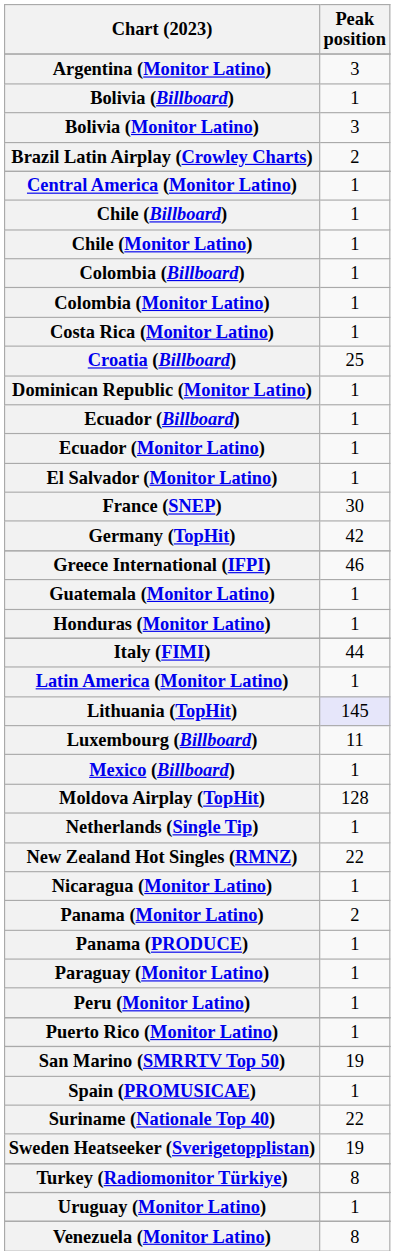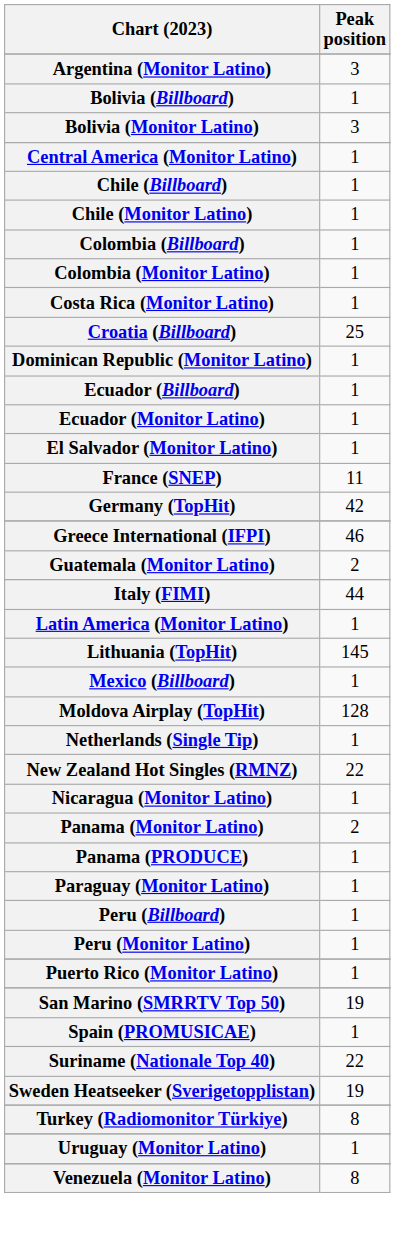- row: (162, 156)
(355, 506) 30 -> (355, 477) 11
(355, 594) 1 -> (355, 565) 2
- row: (162, 623)
(355, 710) lavender background -> (355, 652) no background
- row: (162, 740)
+ row: (162, 915)
